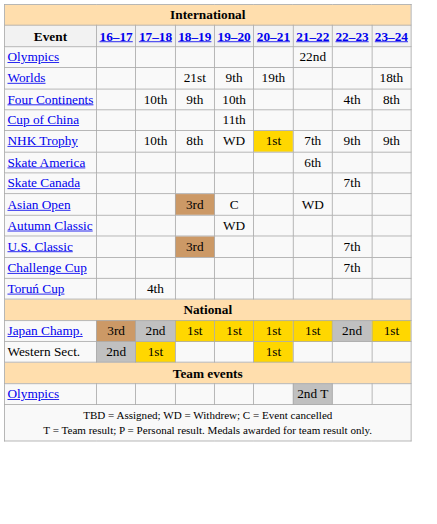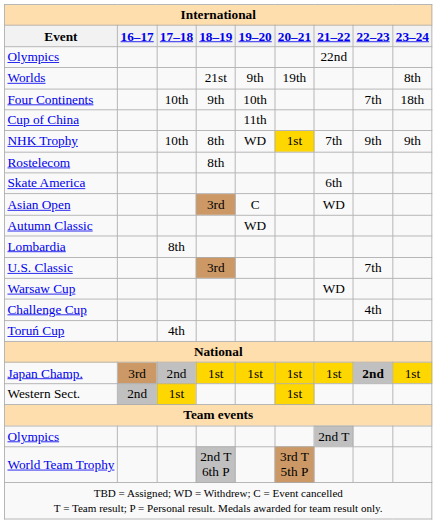(391, 78) 18th -> (412, 78) 8th
(352, 99) 4th -> (373, 99) 7th
(391, 99) 8th -> (412, 99) 18th
+ row: (39, 162)
- row: (44, 183)
+ row: (37, 246)
+ row: (41, 288)
(352, 267) 7th -> (373, 309) 4th
(352, 330) normal -> (373, 373) bold
+ row: (61, 464)
